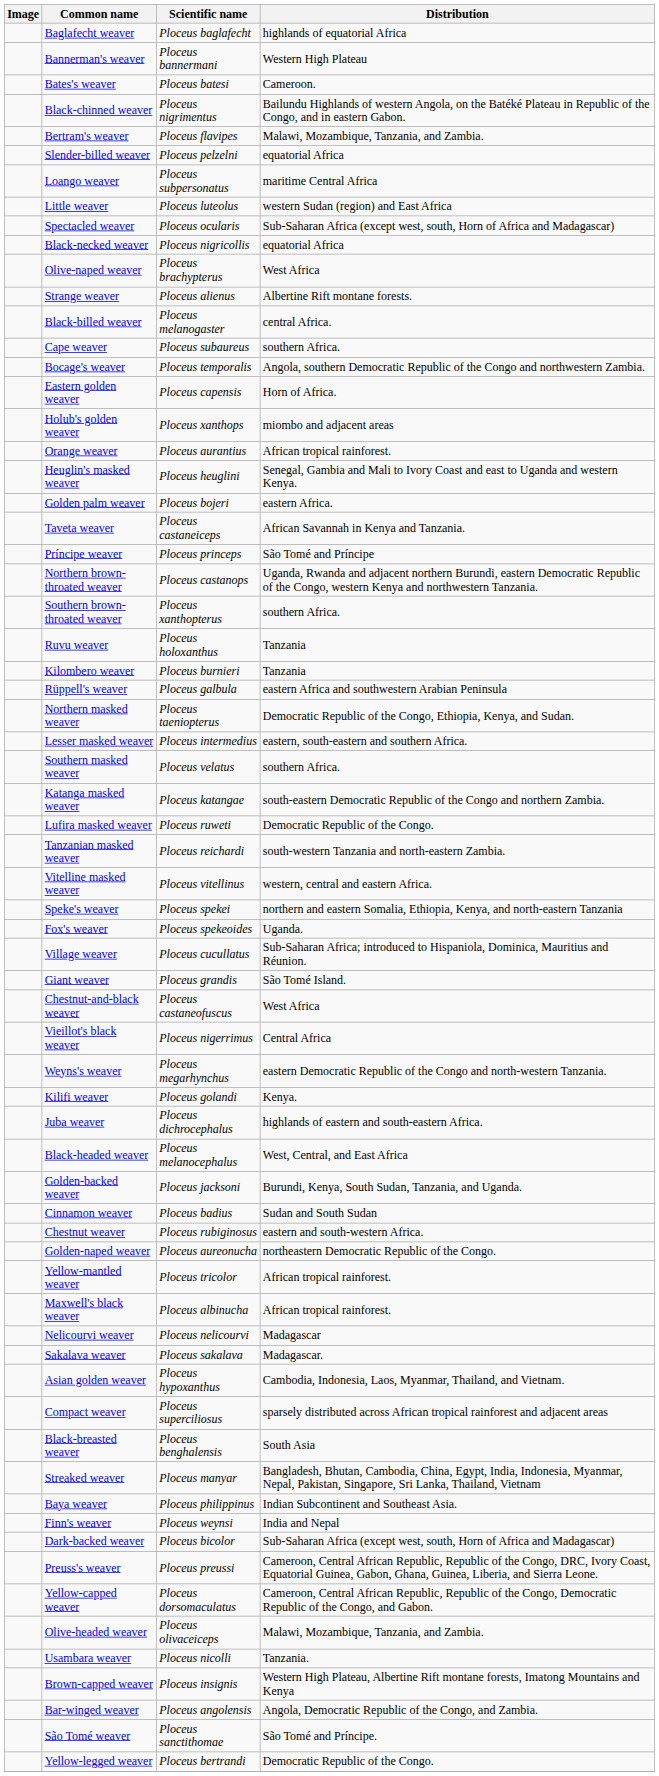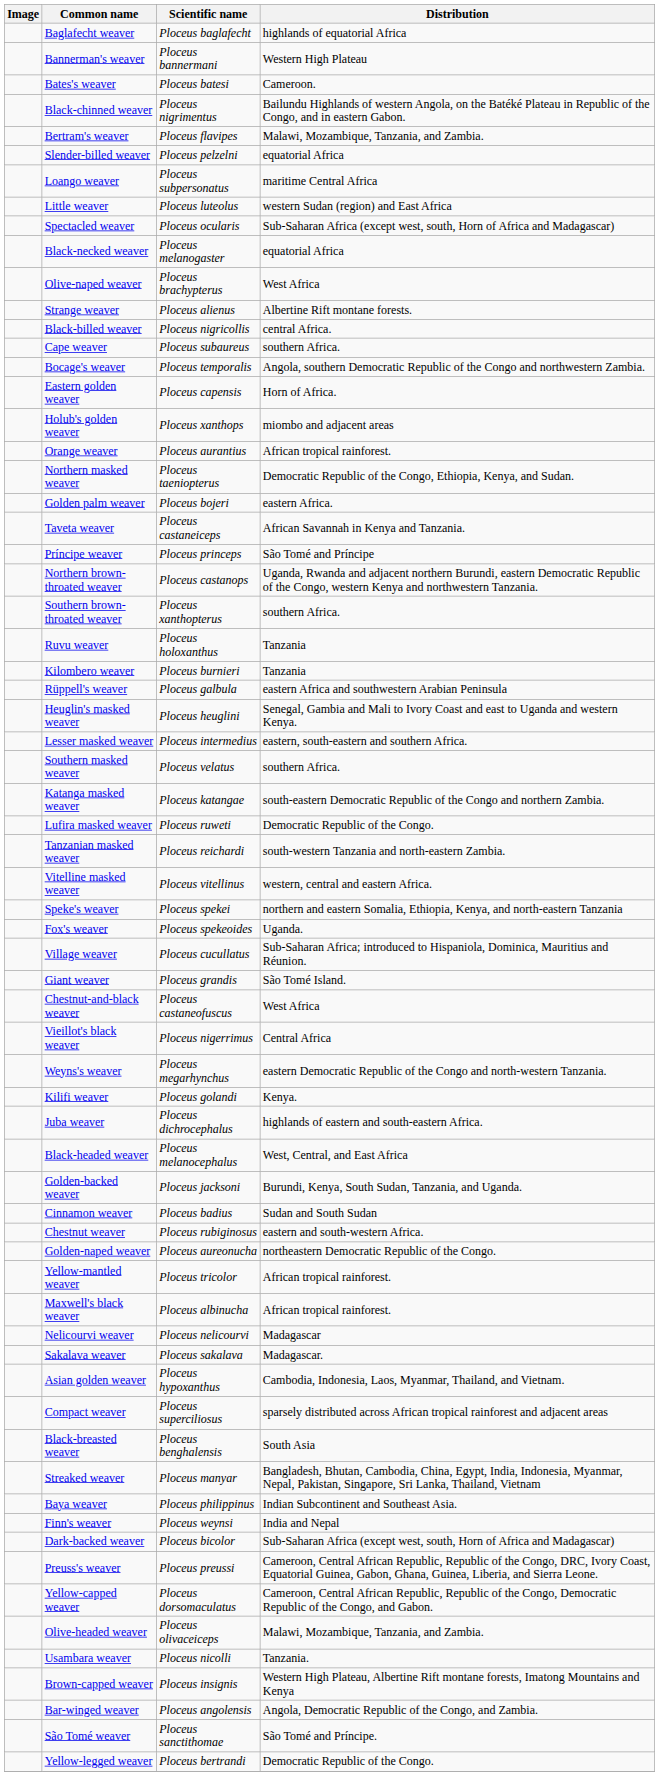(204, 244) Ploceus nigricollis -> (192, 251) Ploceus melanogaster
(192, 322) Ploceus melanogaster -> (204, 328) Ploceus nigricollis
rows swapped: (87, 476) <-> (86, 715)
